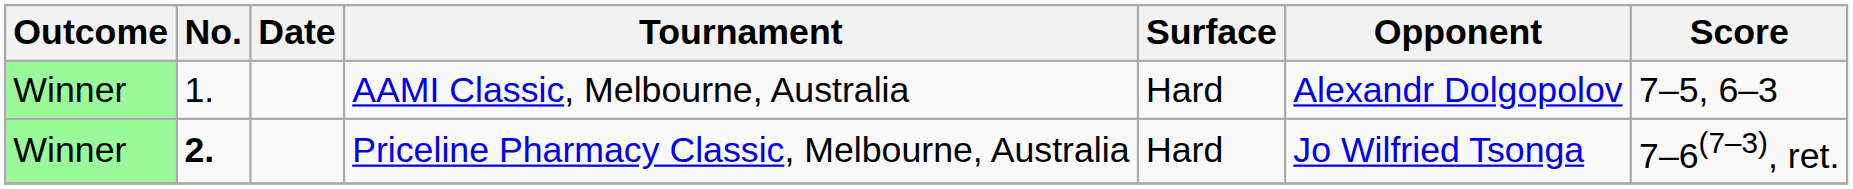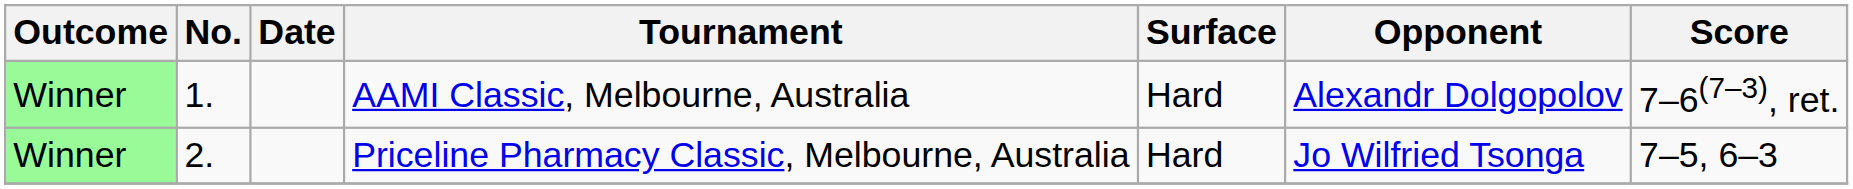(1708, 89) 7–5, 6–3 -> (1739, 94) 7–6(7–3), ret.
(199, 150) bold -> (199, 155) normal
(1739, 150) 7–6(7–3), ret. -> (1708, 155) 7–5, 6–3
